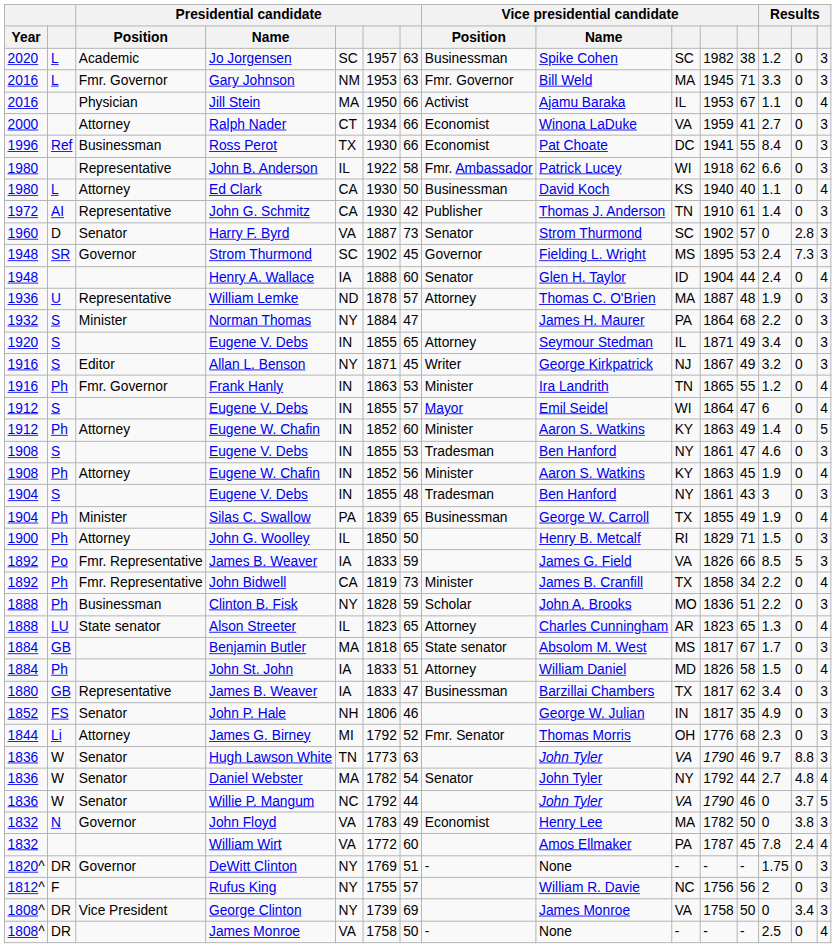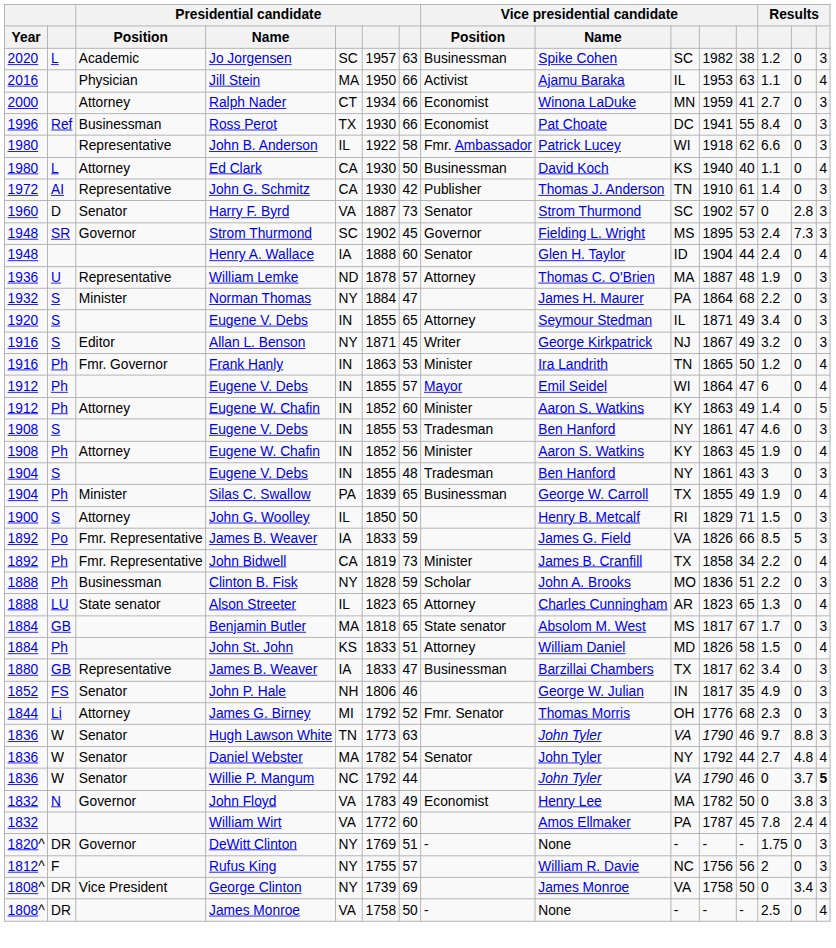- row: (23, 80)
(748, 102) 67 -> (747, 80) 63
(683, 124) VA -> (685, 102) MN
(748, 386) 55 -> (747, 364) 50
(56, 408) S -> (59, 386) Ph
(59, 539) Ph -> (56, 517) S
(345, 670) IA -> (348, 648) KS
(824, 801) normal -> (823, 779) bold
